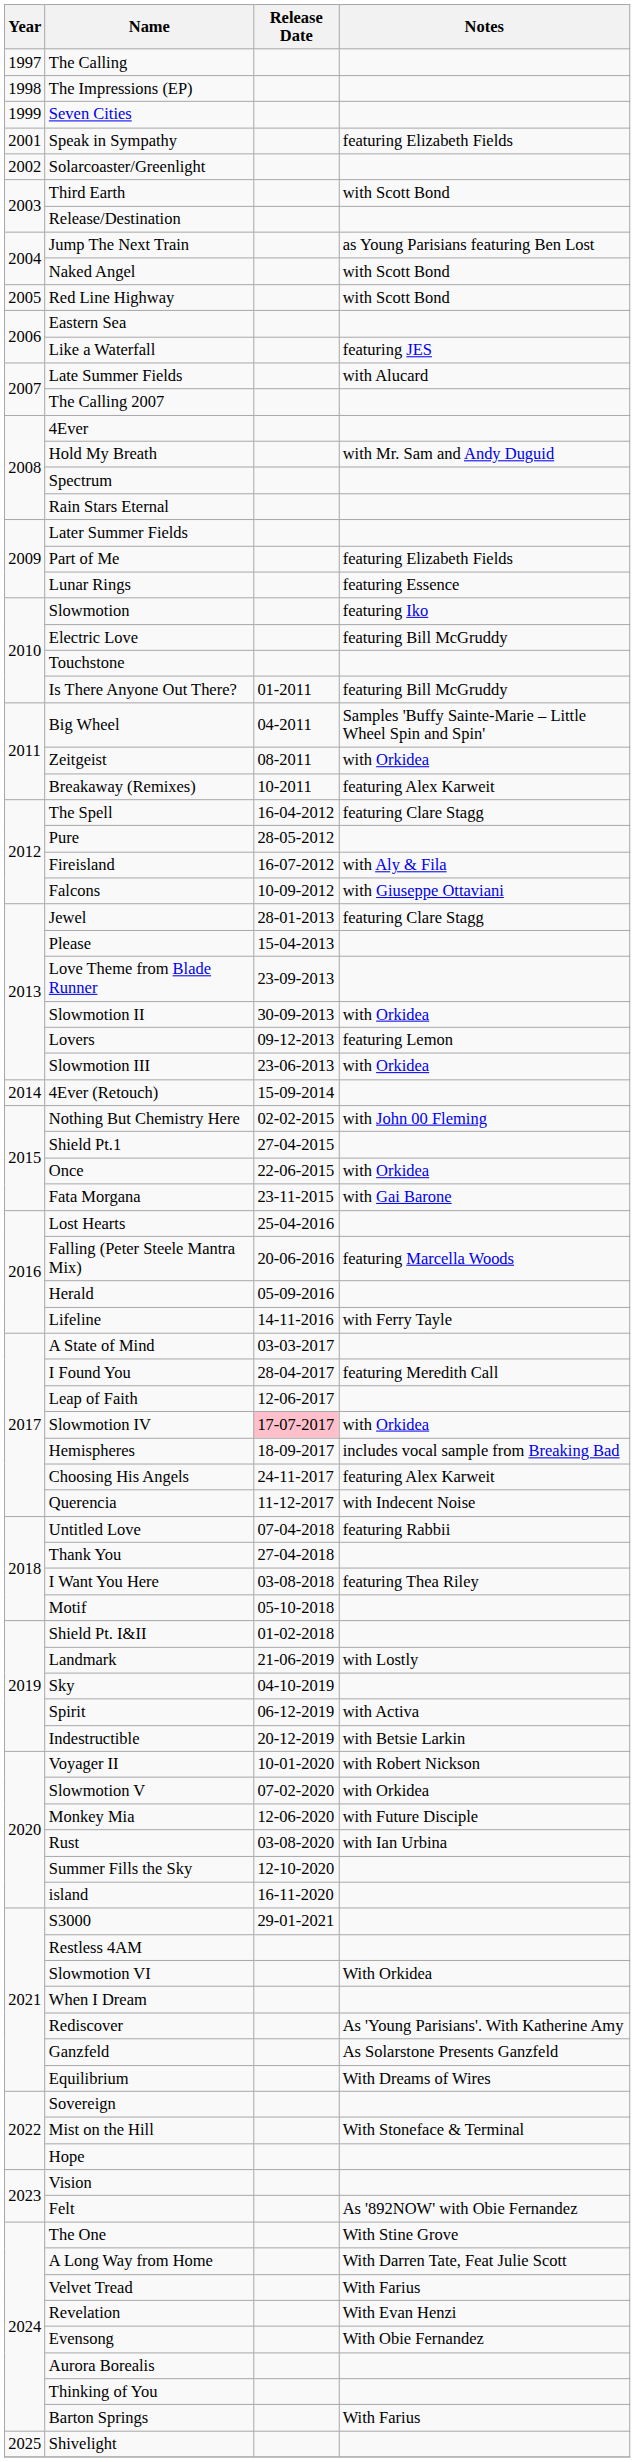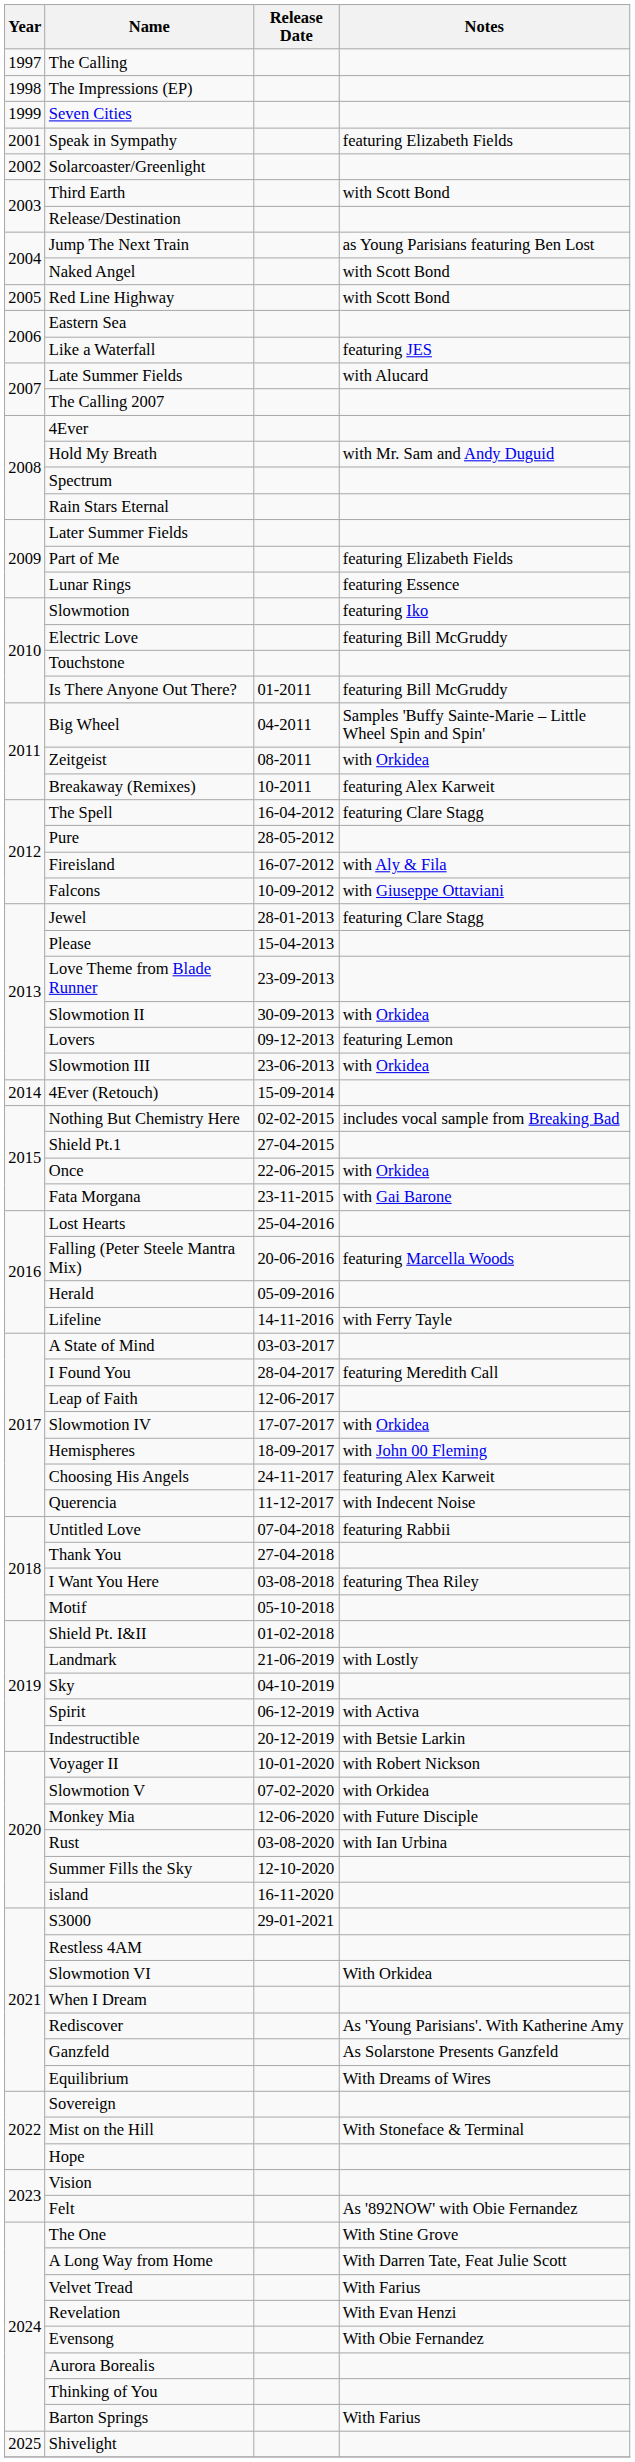(415, 1118) with John 00 Fleming -> (481, 1118) includes vocal sample from Breaking Bad
(296, 1424) pink background -> (296, 1424) no background
(481, 1450) includes vocal sample from Breaking Bad -> (415, 1450) with John 00 Fleming
